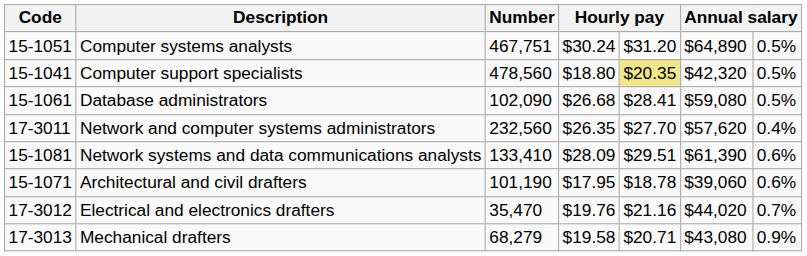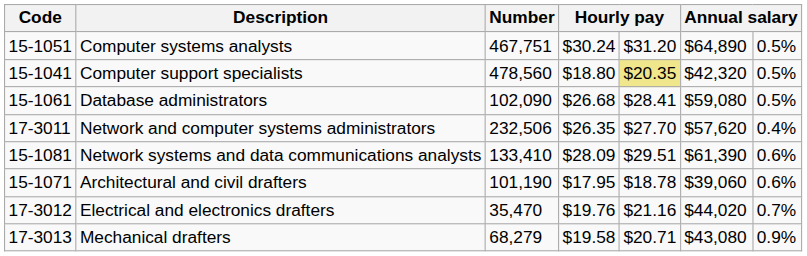(521, 127) 232,560 -> (521, 127) 232,506
